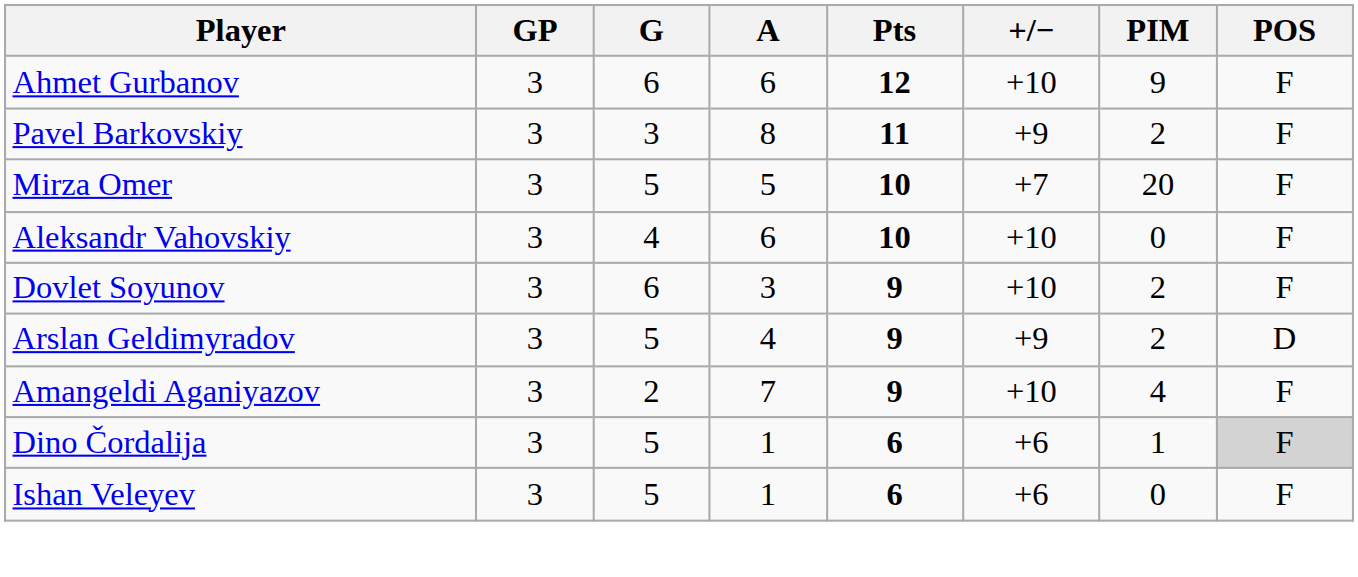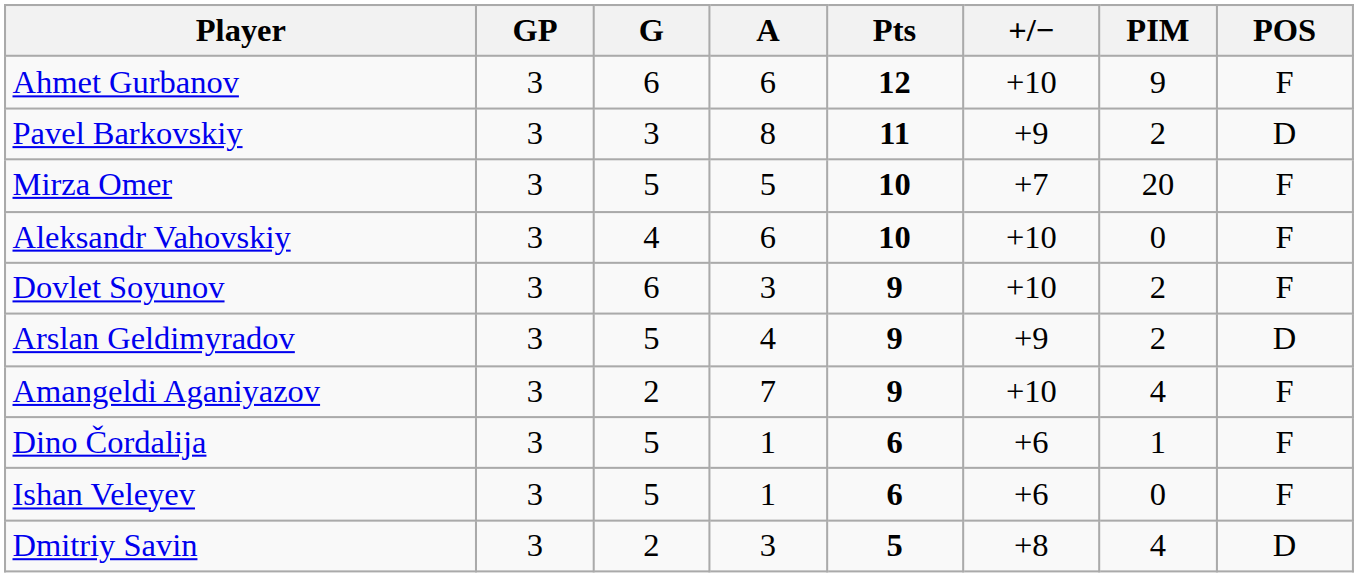(1285, 133) F -> (1285, 133) D
(1285, 442) lightgrey background -> (1285, 442) no background
+ row: (105, 545)
